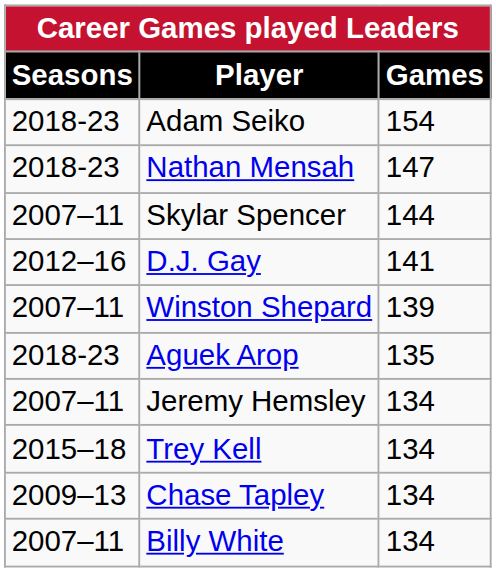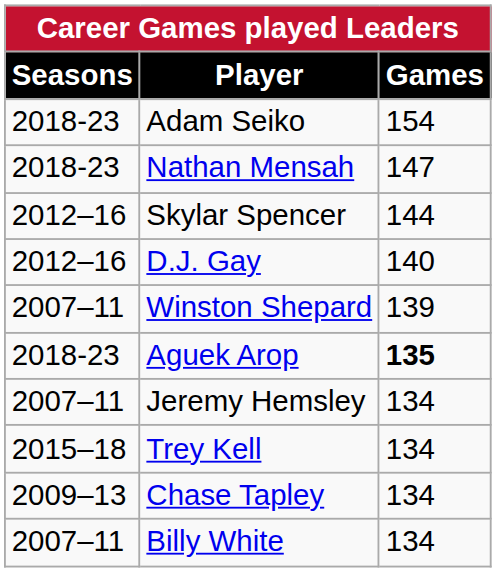(68, 215) 2007–11 -> (69, 215) 2012–16
(410, 261) 141 -> (410, 261) 140
(410, 355) normal -> (410, 355) bold
